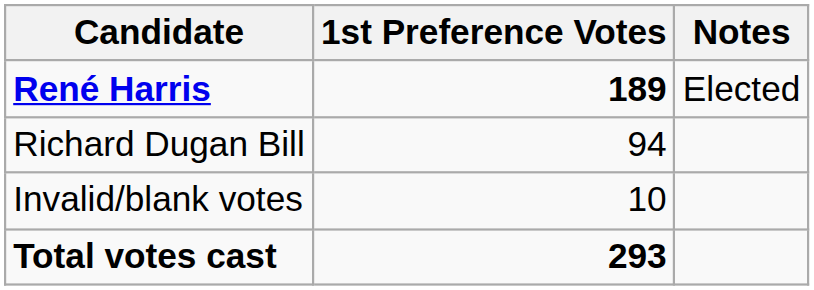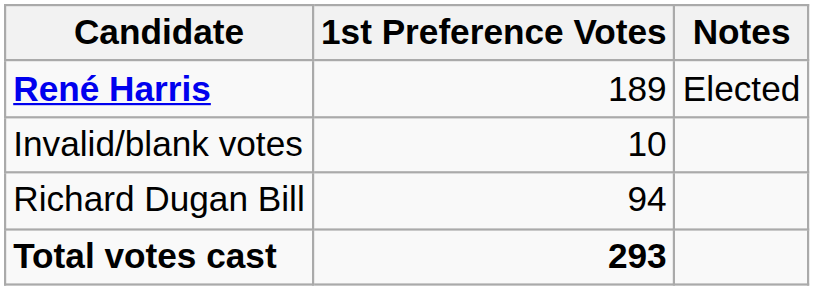(637, 88) bold -> (637, 88) normal
rows swapped: (159, 144) <-> (158, 199)
